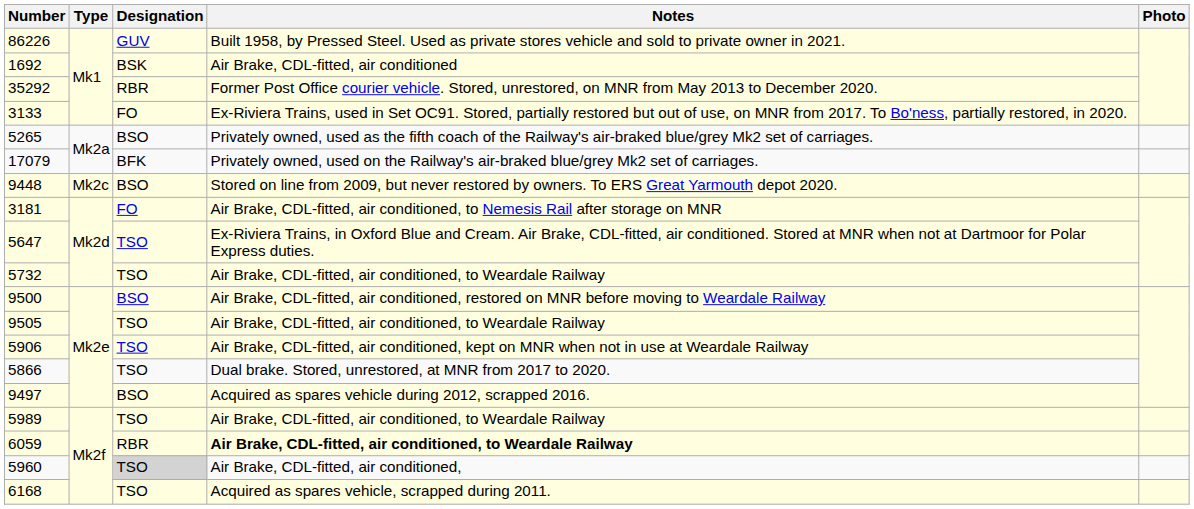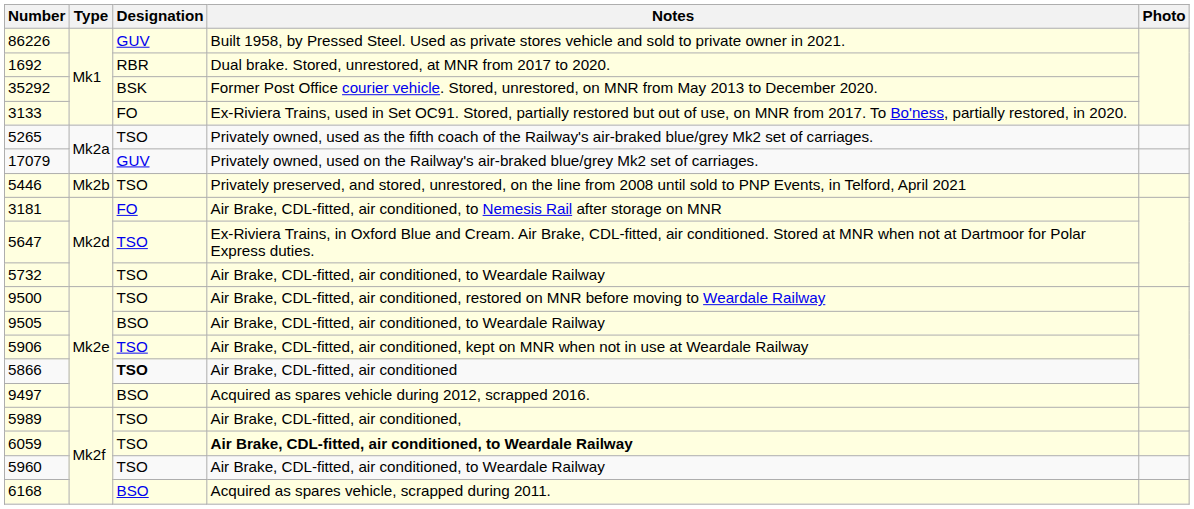(132, 64) BSK -> (133, 64) RBR
(334, 64) Air Brake, CDL-fitted, air conditioned -> (410, 64) Dual brake. Stored, unrestored, at MNR from 2017 to 2020.
(133, 88) RBR -> (132, 88) BSK
(133, 137) BSO -> (132, 137) TSO
(131, 161) BFK -> (133, 161) GUV
+ row: (25, 185)
- row: (25, 185)
(133, 298) BSO -> (132, 298) TSO
(132, 322) TSO -> (133, 322) BSO
(132, 371) normal -> (132, 371) bold
(410, 371) Dual brake. Stored, unrestored, at MNR from 2017 to 2020. -> (334, 371) Air Brake, CDL-fitted, air conditioned
(408, 419) Air Brake, CDL-fitted, air conditioned, to Weardale Railway -> (336, 419) Air Brake, CDL-fitted, air conditioned,
(133, 443) RBR -> (132, 443) TSO
(132, 467) lightgrey background -> (132, 467) no background
(336, 467) Air Brake, CDL-fitted, air conditioned, -> (408, 467) Air Brake, CDL-fitted, air conditioned, to Weardale Railway
(132, 491) TSO -> (133, 491) BSO
